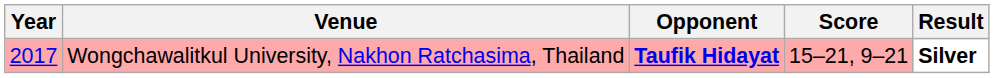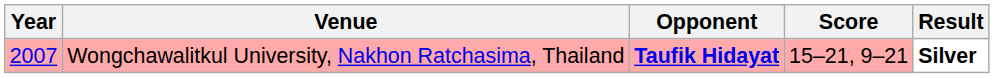(34, 56) 2017 -> (34, 56) 2007
